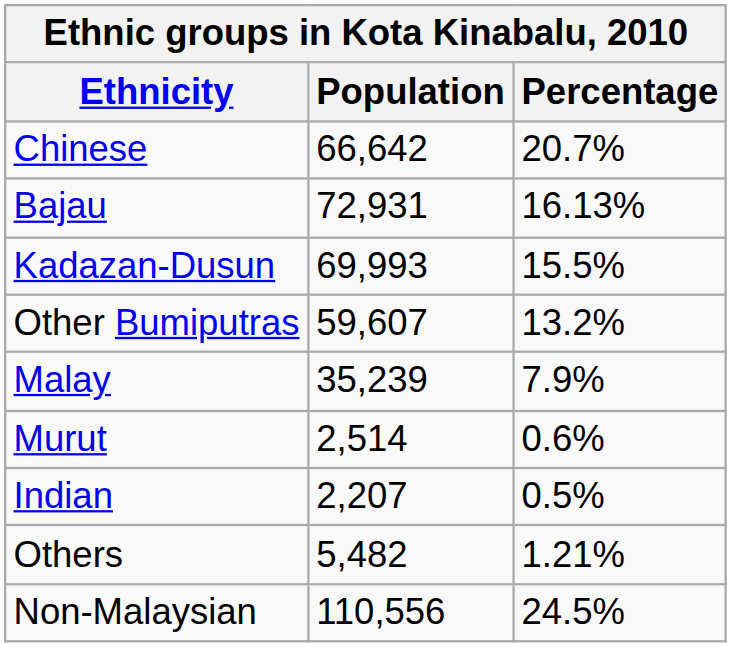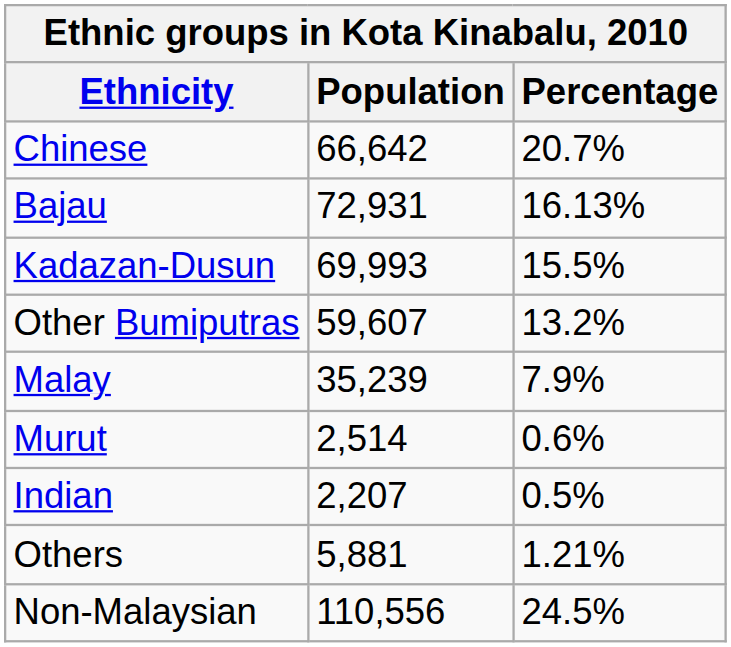(362, 554) 5,482 -> (362, 554) 5,881
